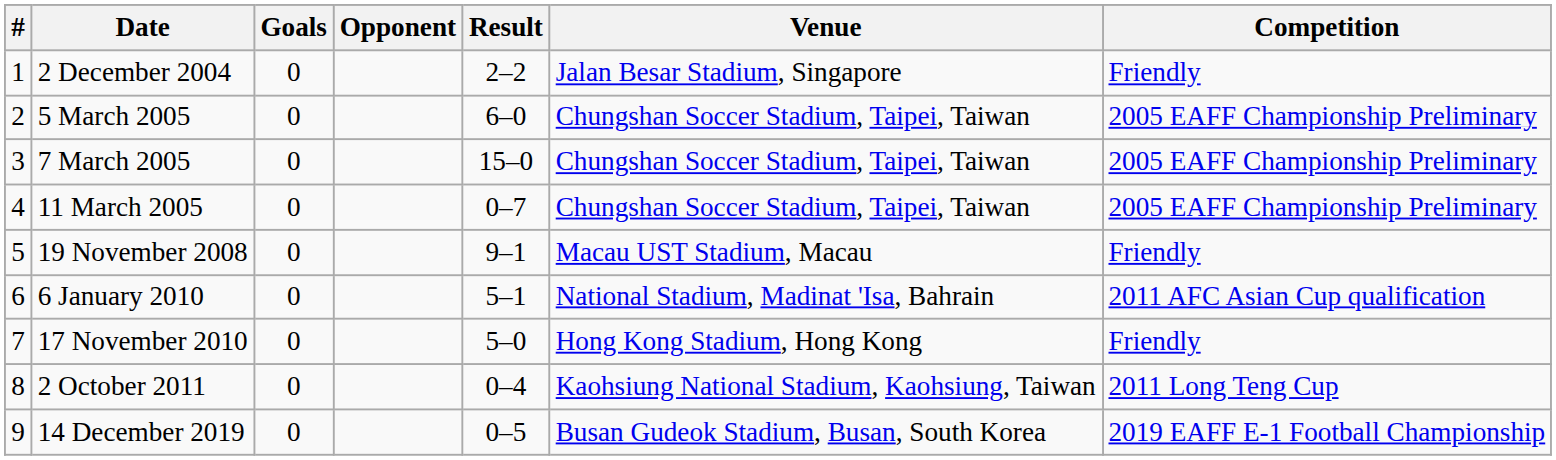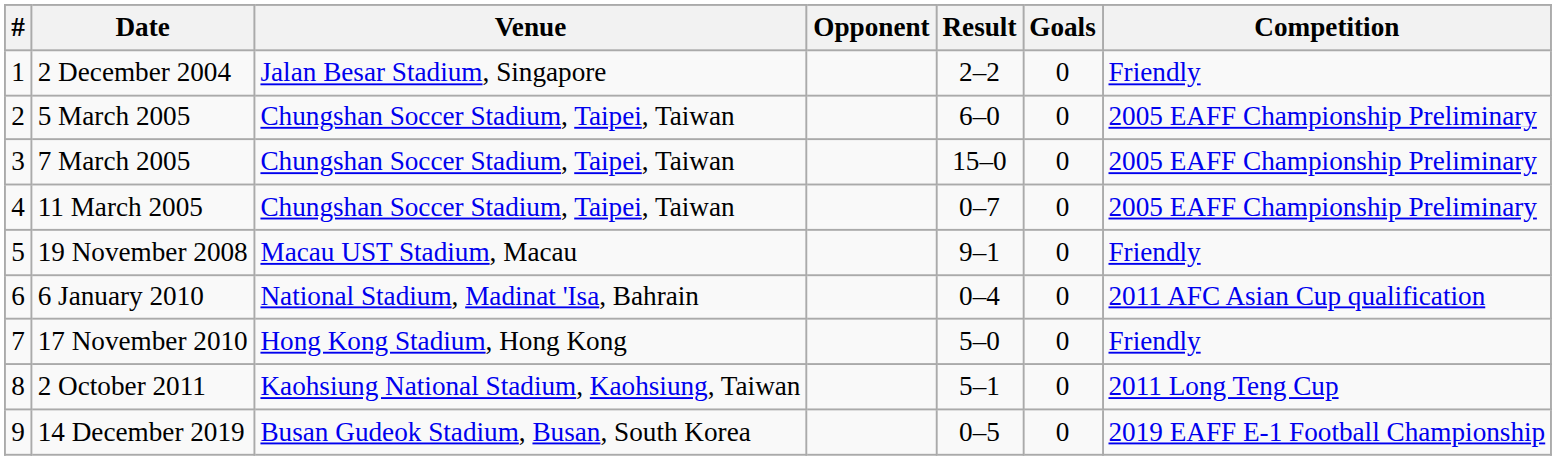columns swapped: (826, 27) <-> (294, 27)
(506, 296) 5–1 -> (979, 296) 0–4
(506, 386) 0–4 -> (979, 386) 5–1
